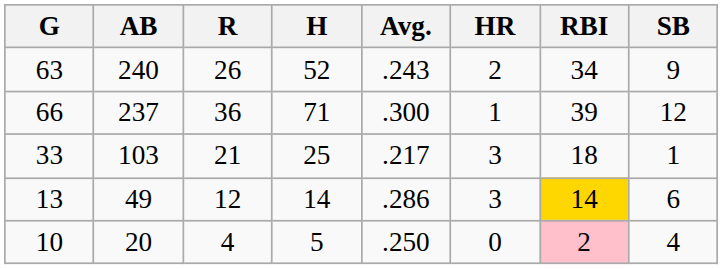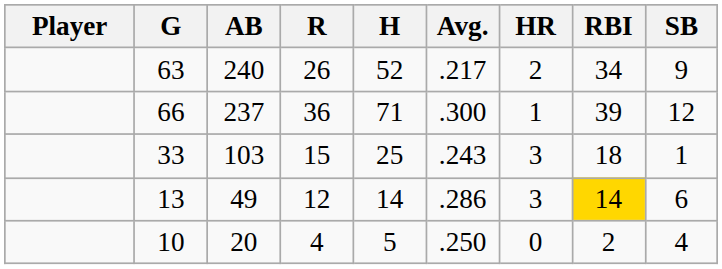+ column: (70, 26)
(406, 69) .243 -> (463, 69) .217
(228, 155) 21 -> (317, 155) 15
(406, 155) .217 -> (463, 155) .243
(584, 241) pink background -> (608, 241) no background
